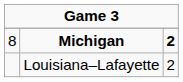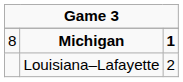(171, 40) 2 -> (171, 40) 1
